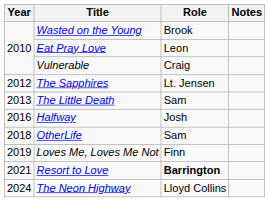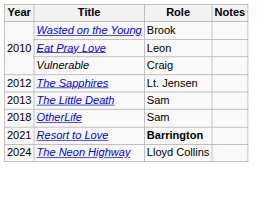- row: (56, 118)
- row: (98, 153)
